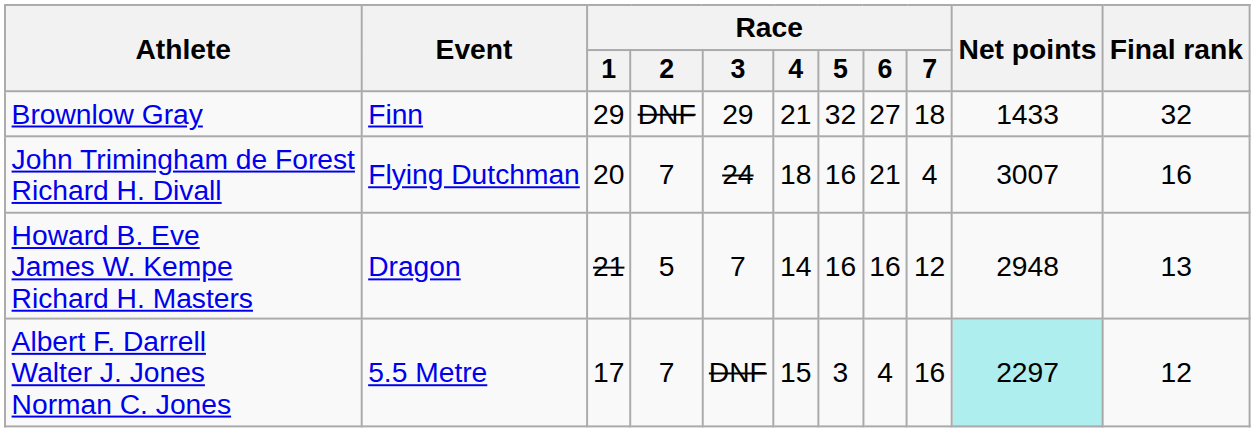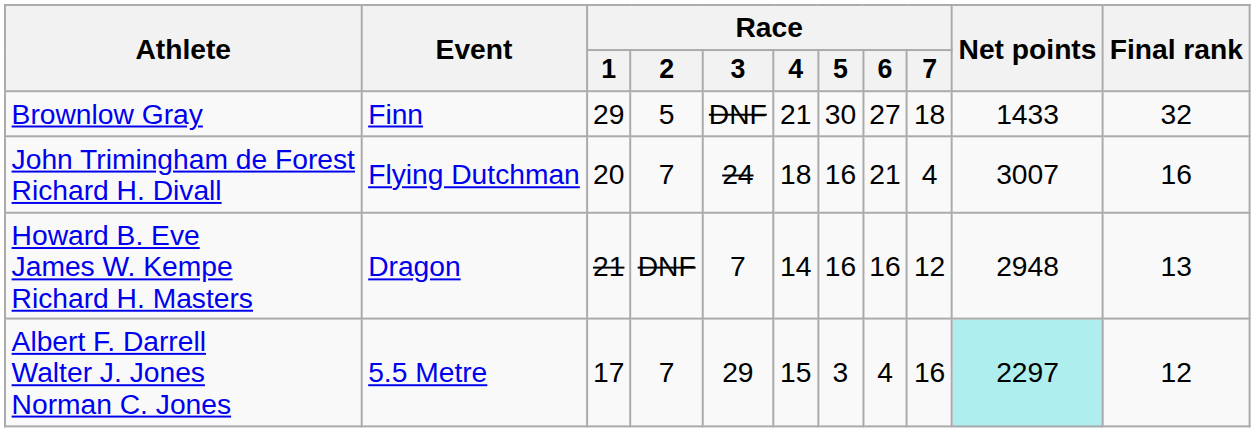(667, 114) DNF -> (667, 114) 5
(738, 114) 29 -> (738, 114) DNF
(840, 114) 32 -> (840, 114) 30
(667, 266) 5 -> (667, 266) DNF
(738, 374) DNF -> (738, 374) 29
